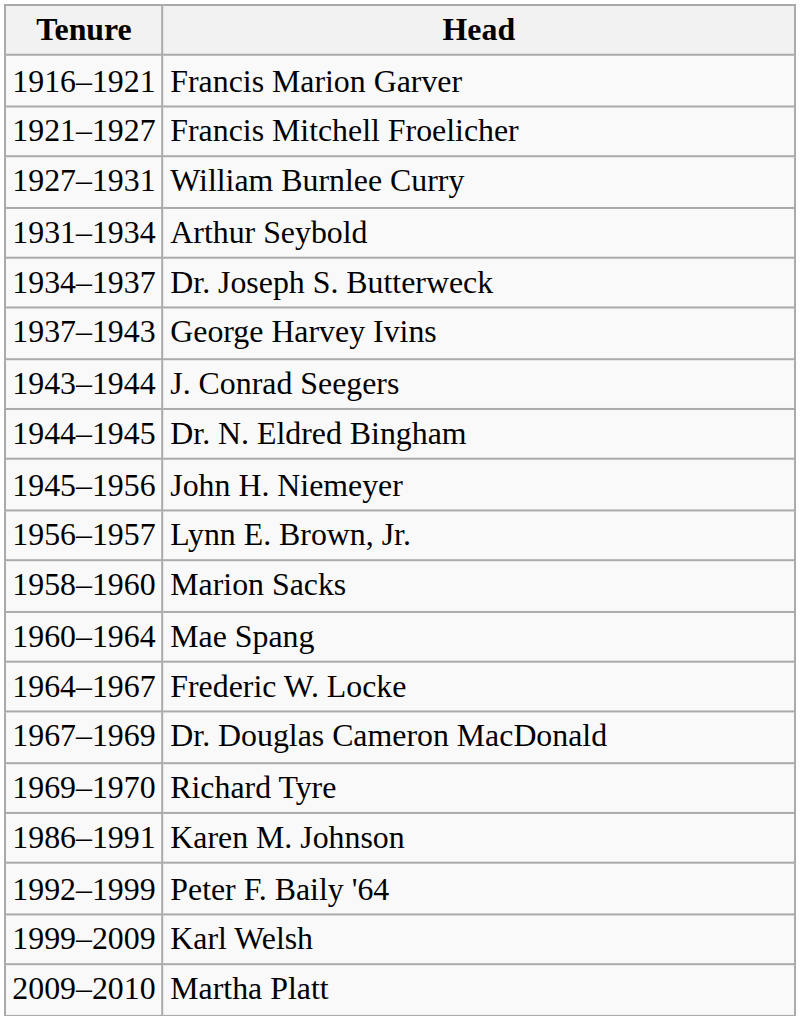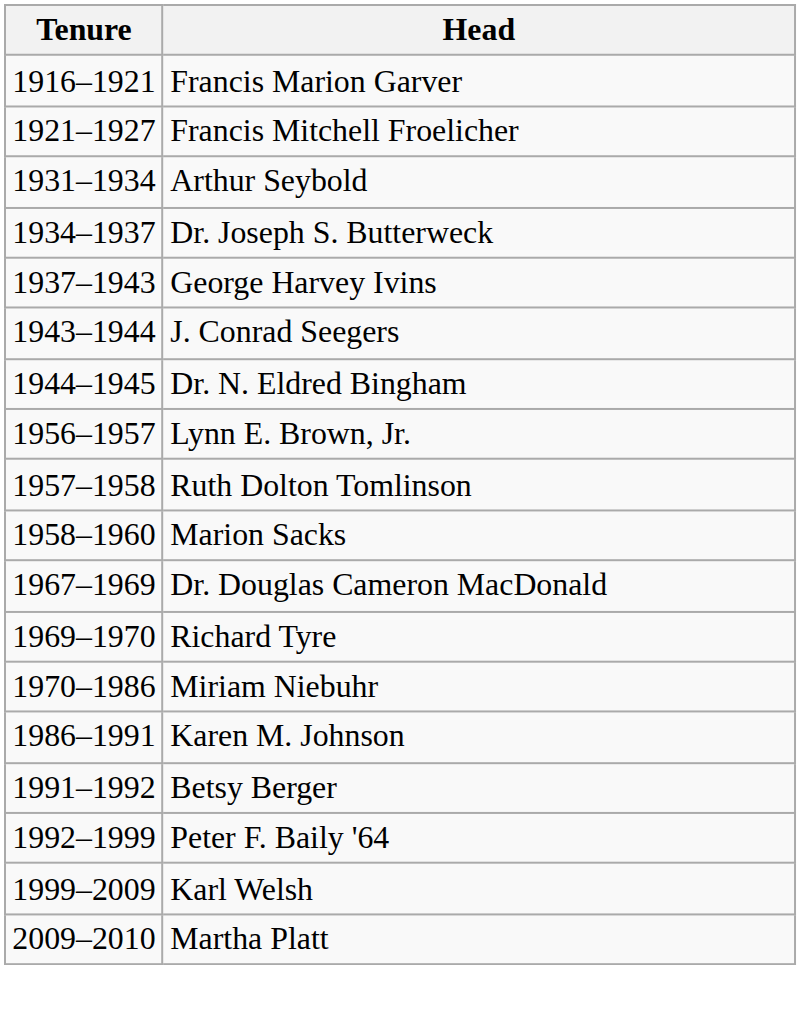- row: (317, 181)
- row: (287, 484)
+ row: (321, 484)
- row: (242, 635)
- row: (288, 686)
+ row: (274, 686)
+ row: (254, 787)
